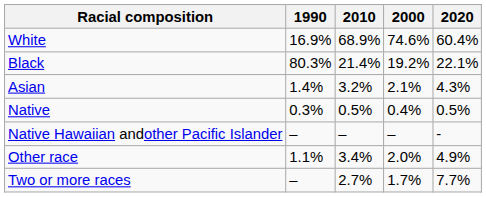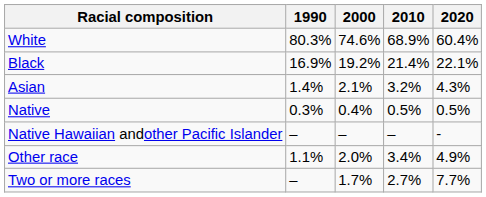columns swapped: (408, 17) <-> (359, 17)
(310, 40) 16.9% -> (310, 40) 80.3%
(310, 63) 80.3% -> (310, 63) 16.9%
